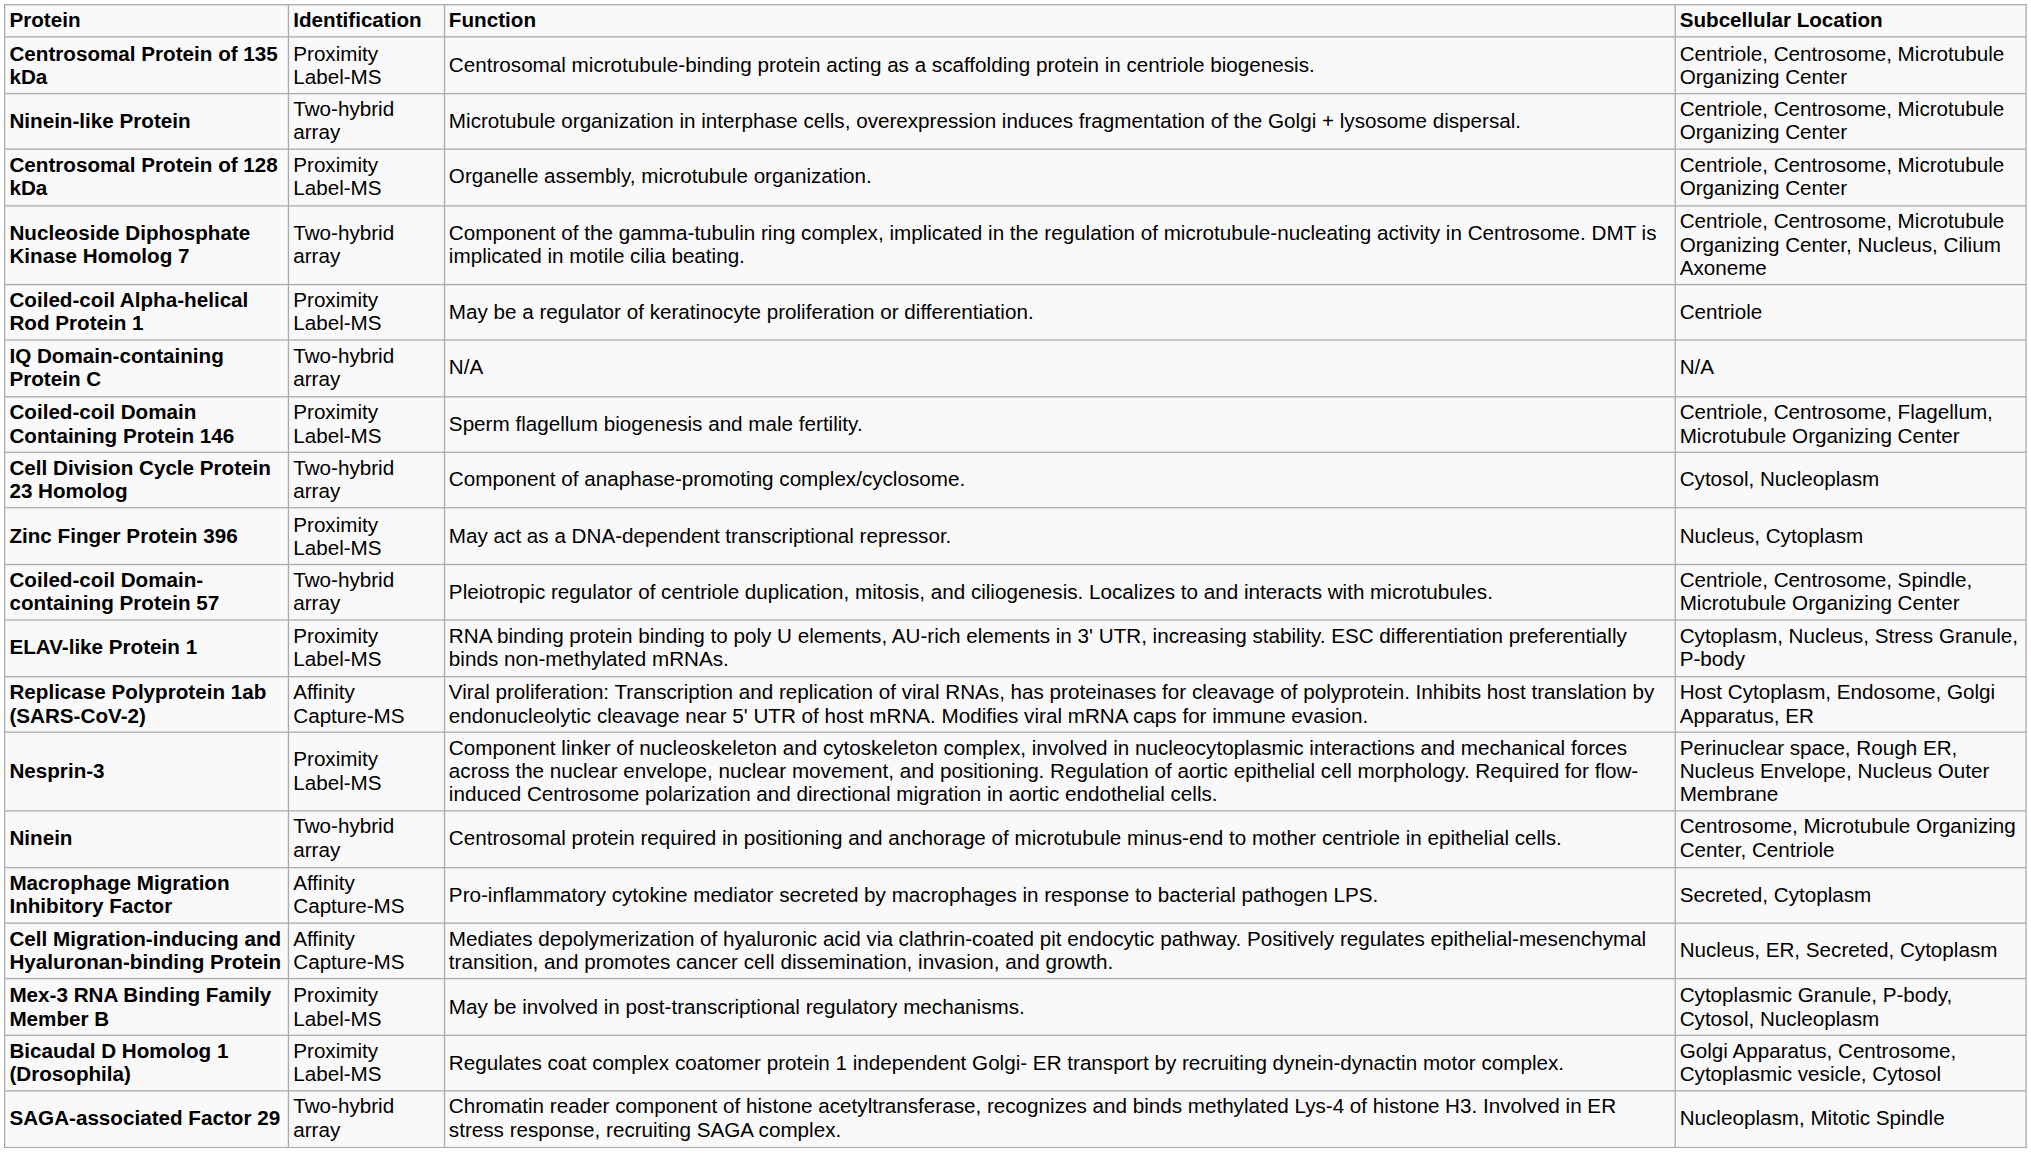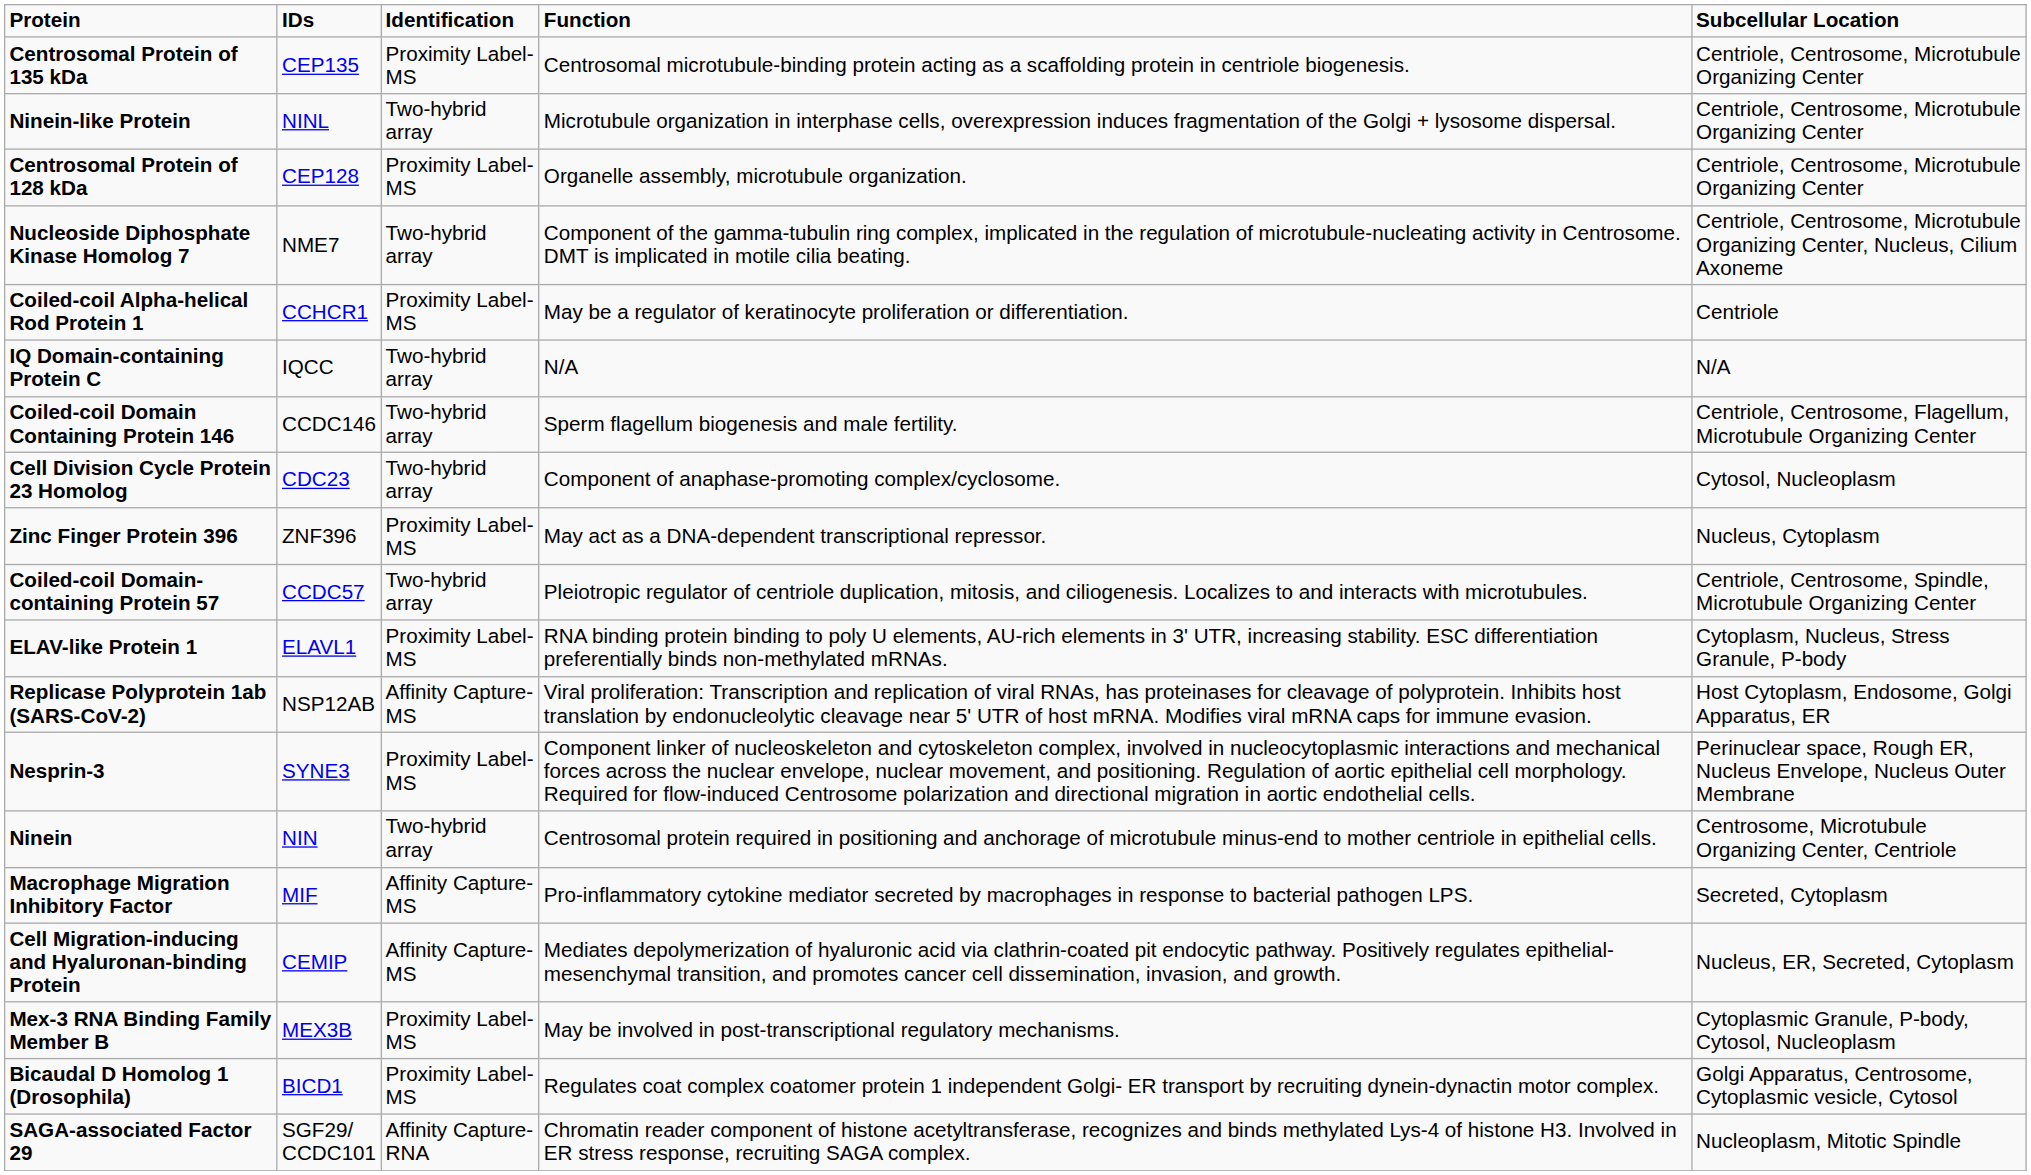+ column: (298, 20)
(337, 424) Proximity Label-MS -> (436, 424) Two-hybrid array
(344, 1118) Two-hybrid array -> (459, 1142) Affinity Capture-RNA
